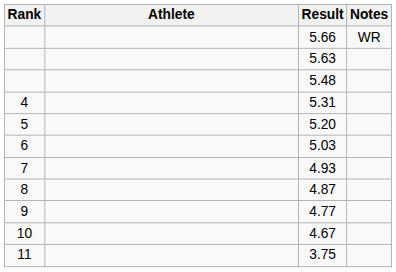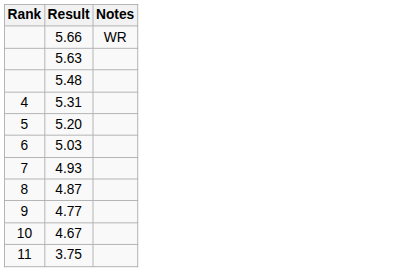- column: (171, 15)
